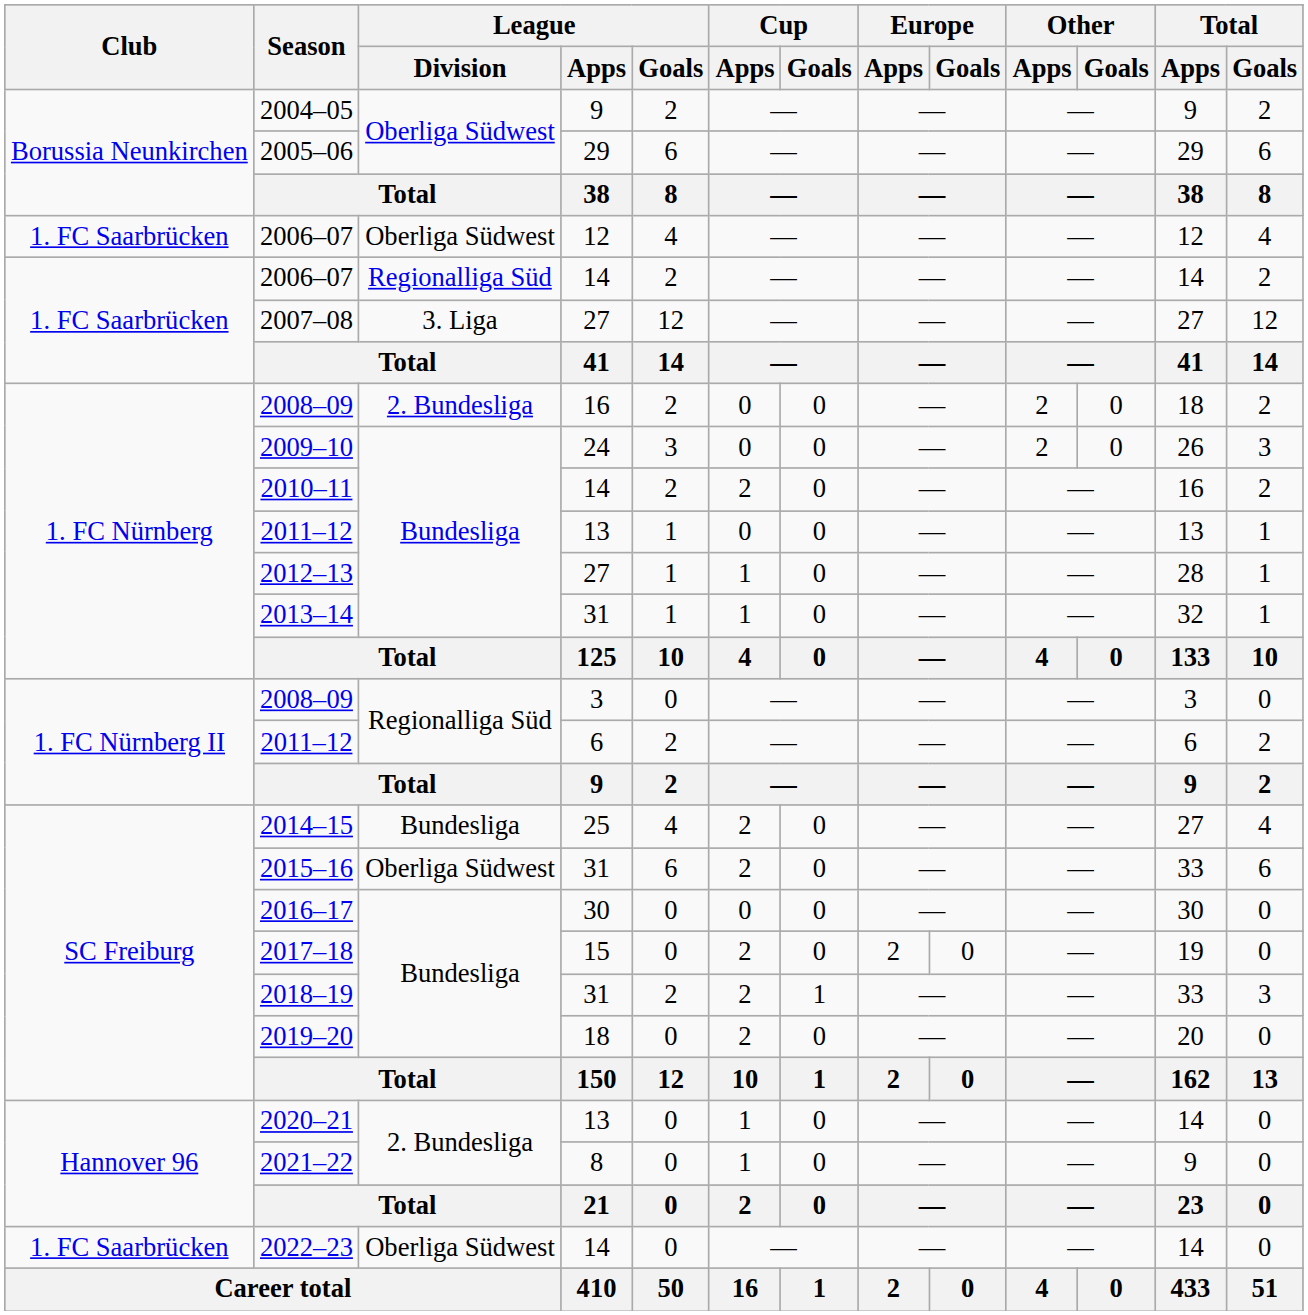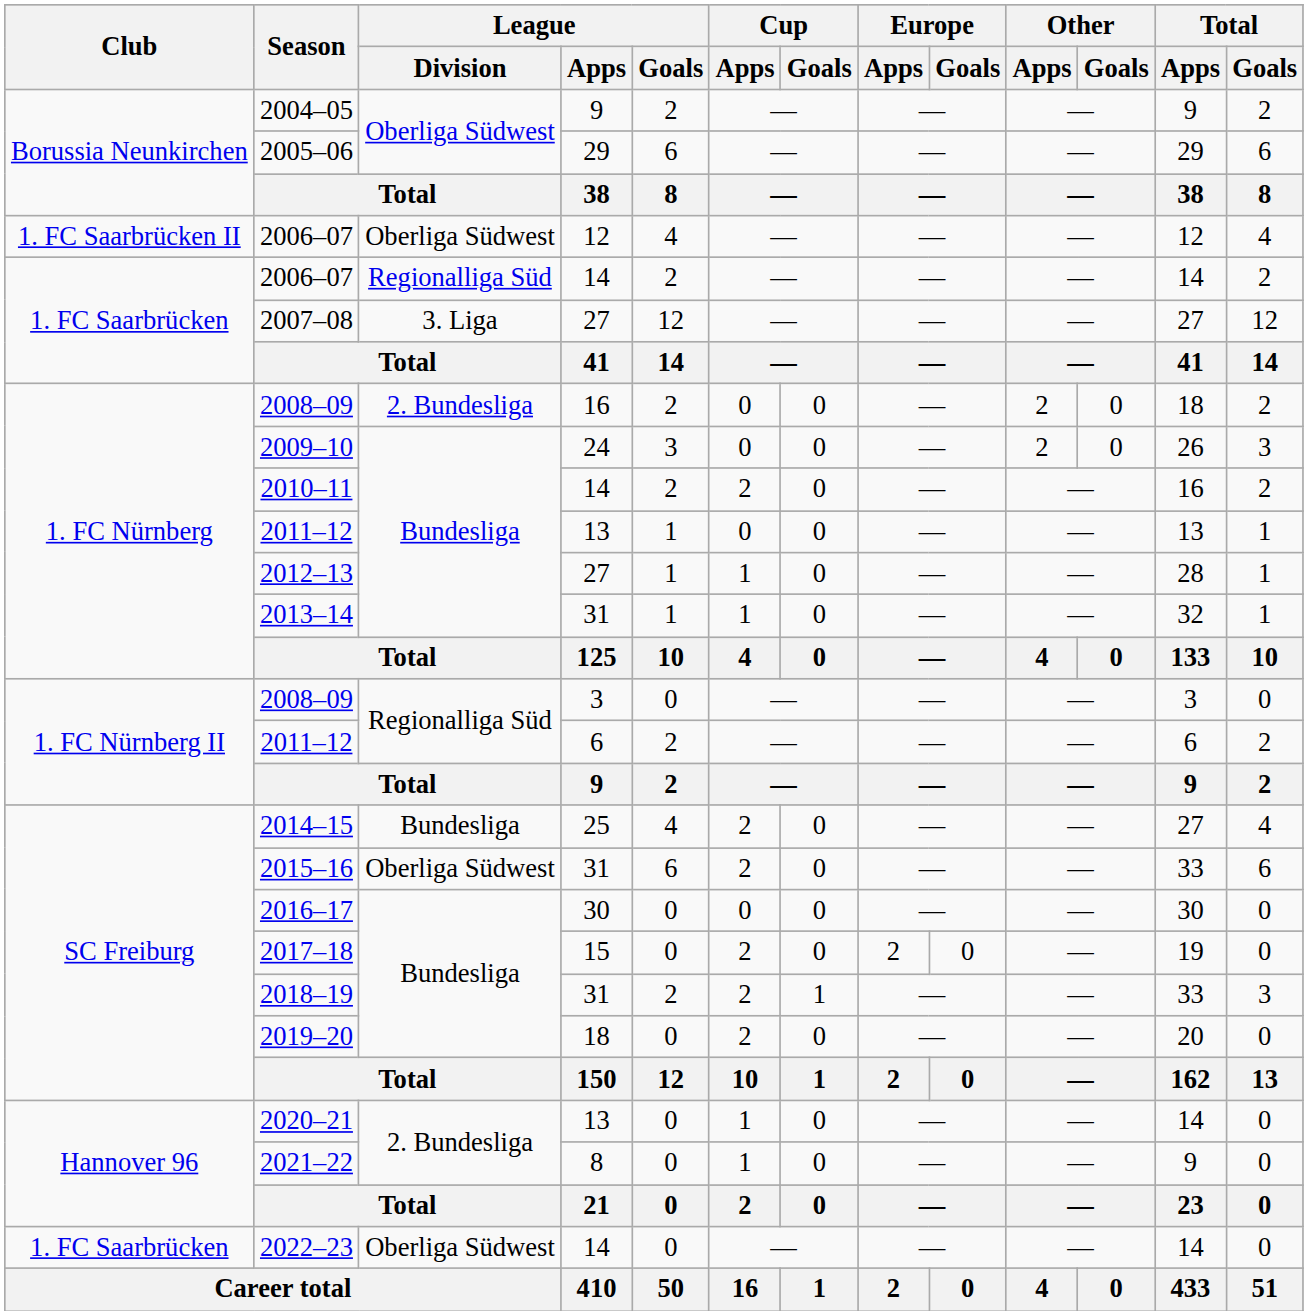(129, 236) 1. FC Saarbrücken -> (129, 236) 1. FC Saarbrücken II
